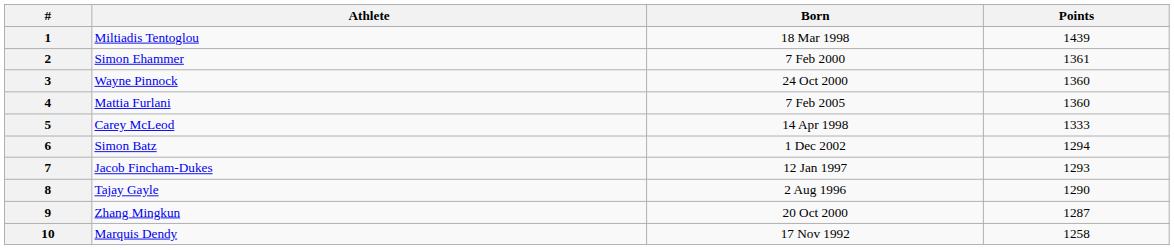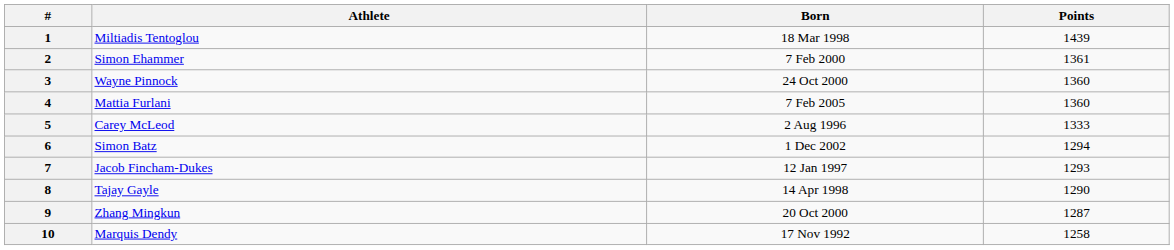(815, 125) 14 Apr 1998 -> (815, 125) 2 Aug 1996
(815, 190) 2 Aug 1996 -> (815, 190) 14 Apr 1998
